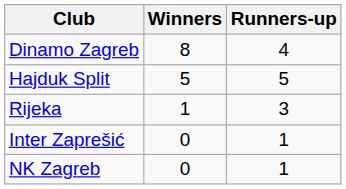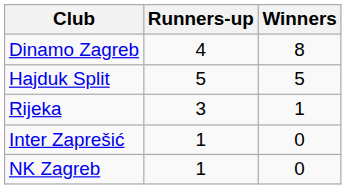columns swapped: (185, 19) <-> (284, 19)
